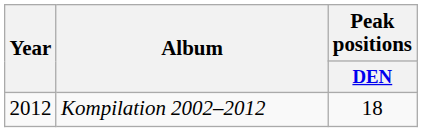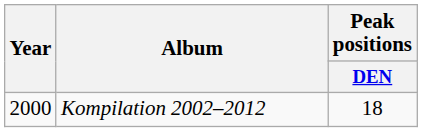(30, 109) 2012 -> (30, 109) 2000
